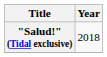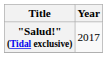(89, 37) 2018 -> (89, 37) 2017
